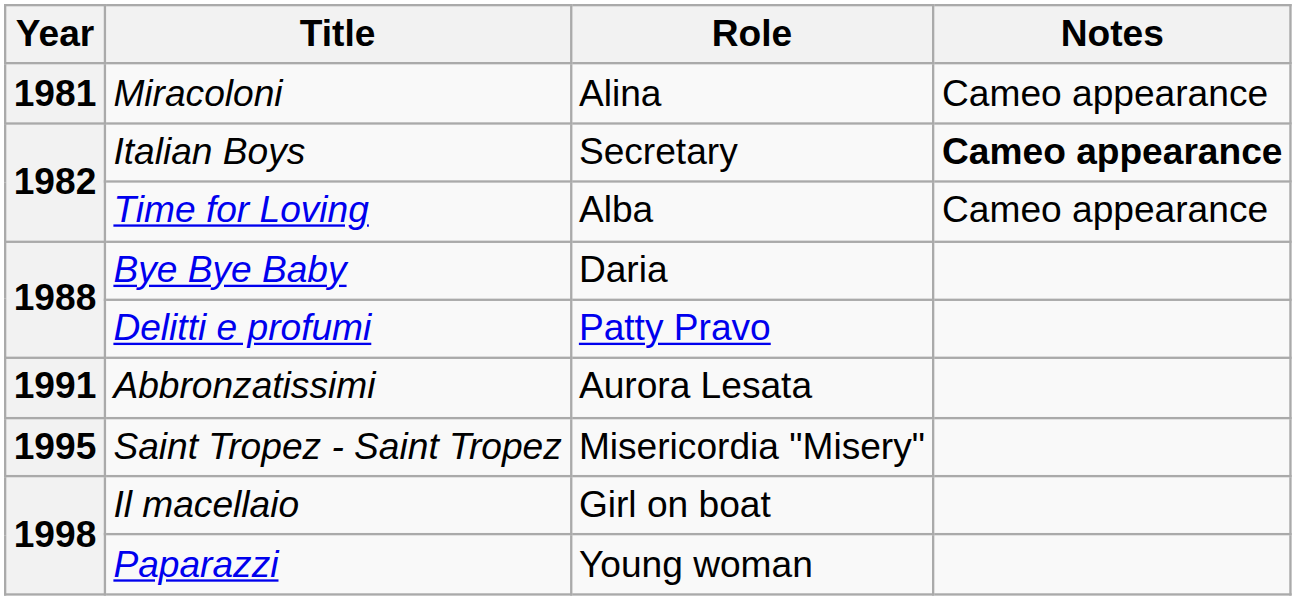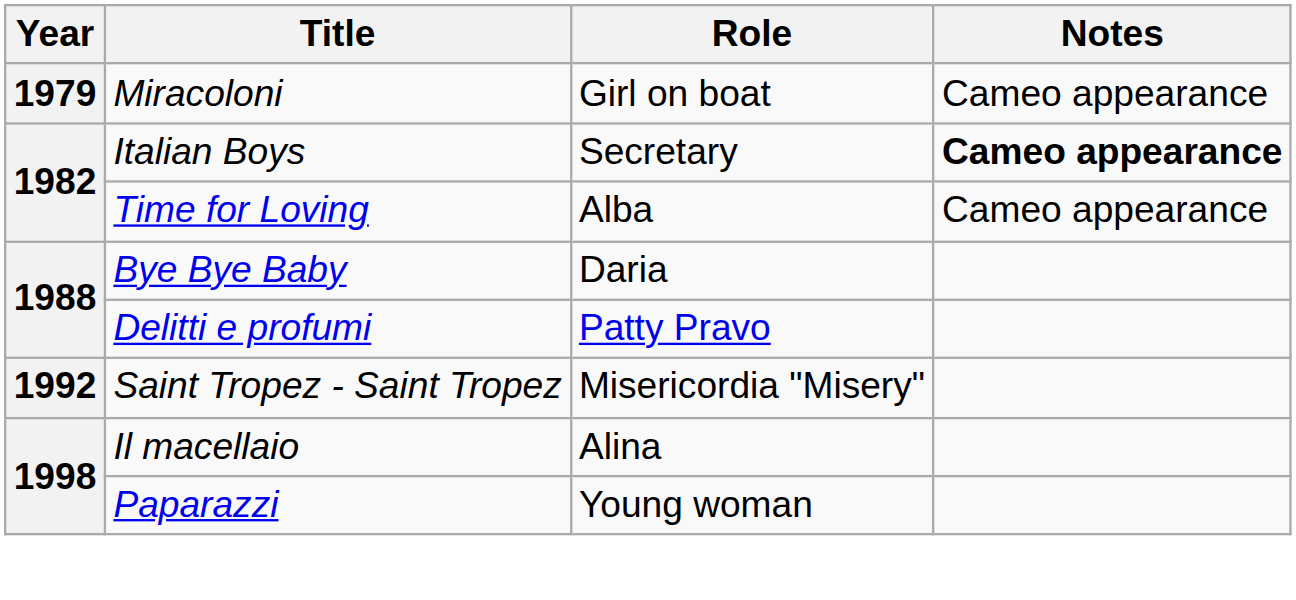(55, 92) 1981 -> (55, 92) 1979
(620, 92) Alina -> (675, 92) Girl on boat
- row: (244, 387)
(55, 446) 1995 -> (55, 387) 1992
(675, 504) Girl on boat -> (620, 446) Alina
